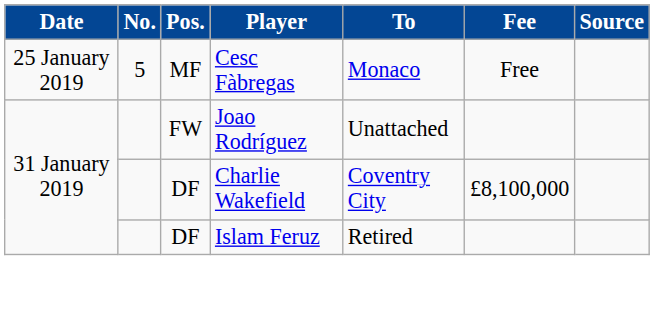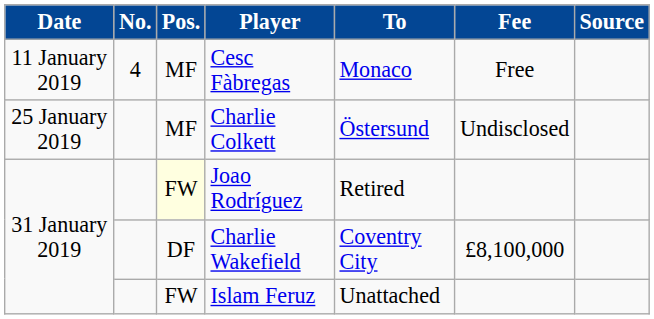(61, 69) 25 January 2019 -> (59, 69) 11 January 2019
(140, 69) 5 -> (135, 69) 4
+ row: (243, 129)
(185, 129) no background -> (181, 189) lightyellow background
(398, 129) Unattached -> (372, 189) Retired
(185, 236) DF -> (181, 296) FW
(380, 236) Retired -> (390, 296) Unattached
